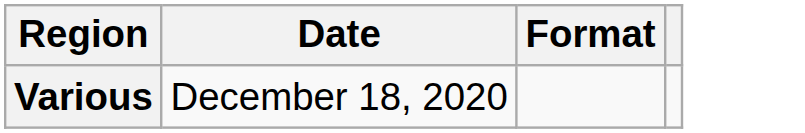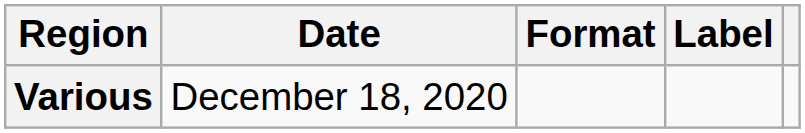+ column: (723, 34)
